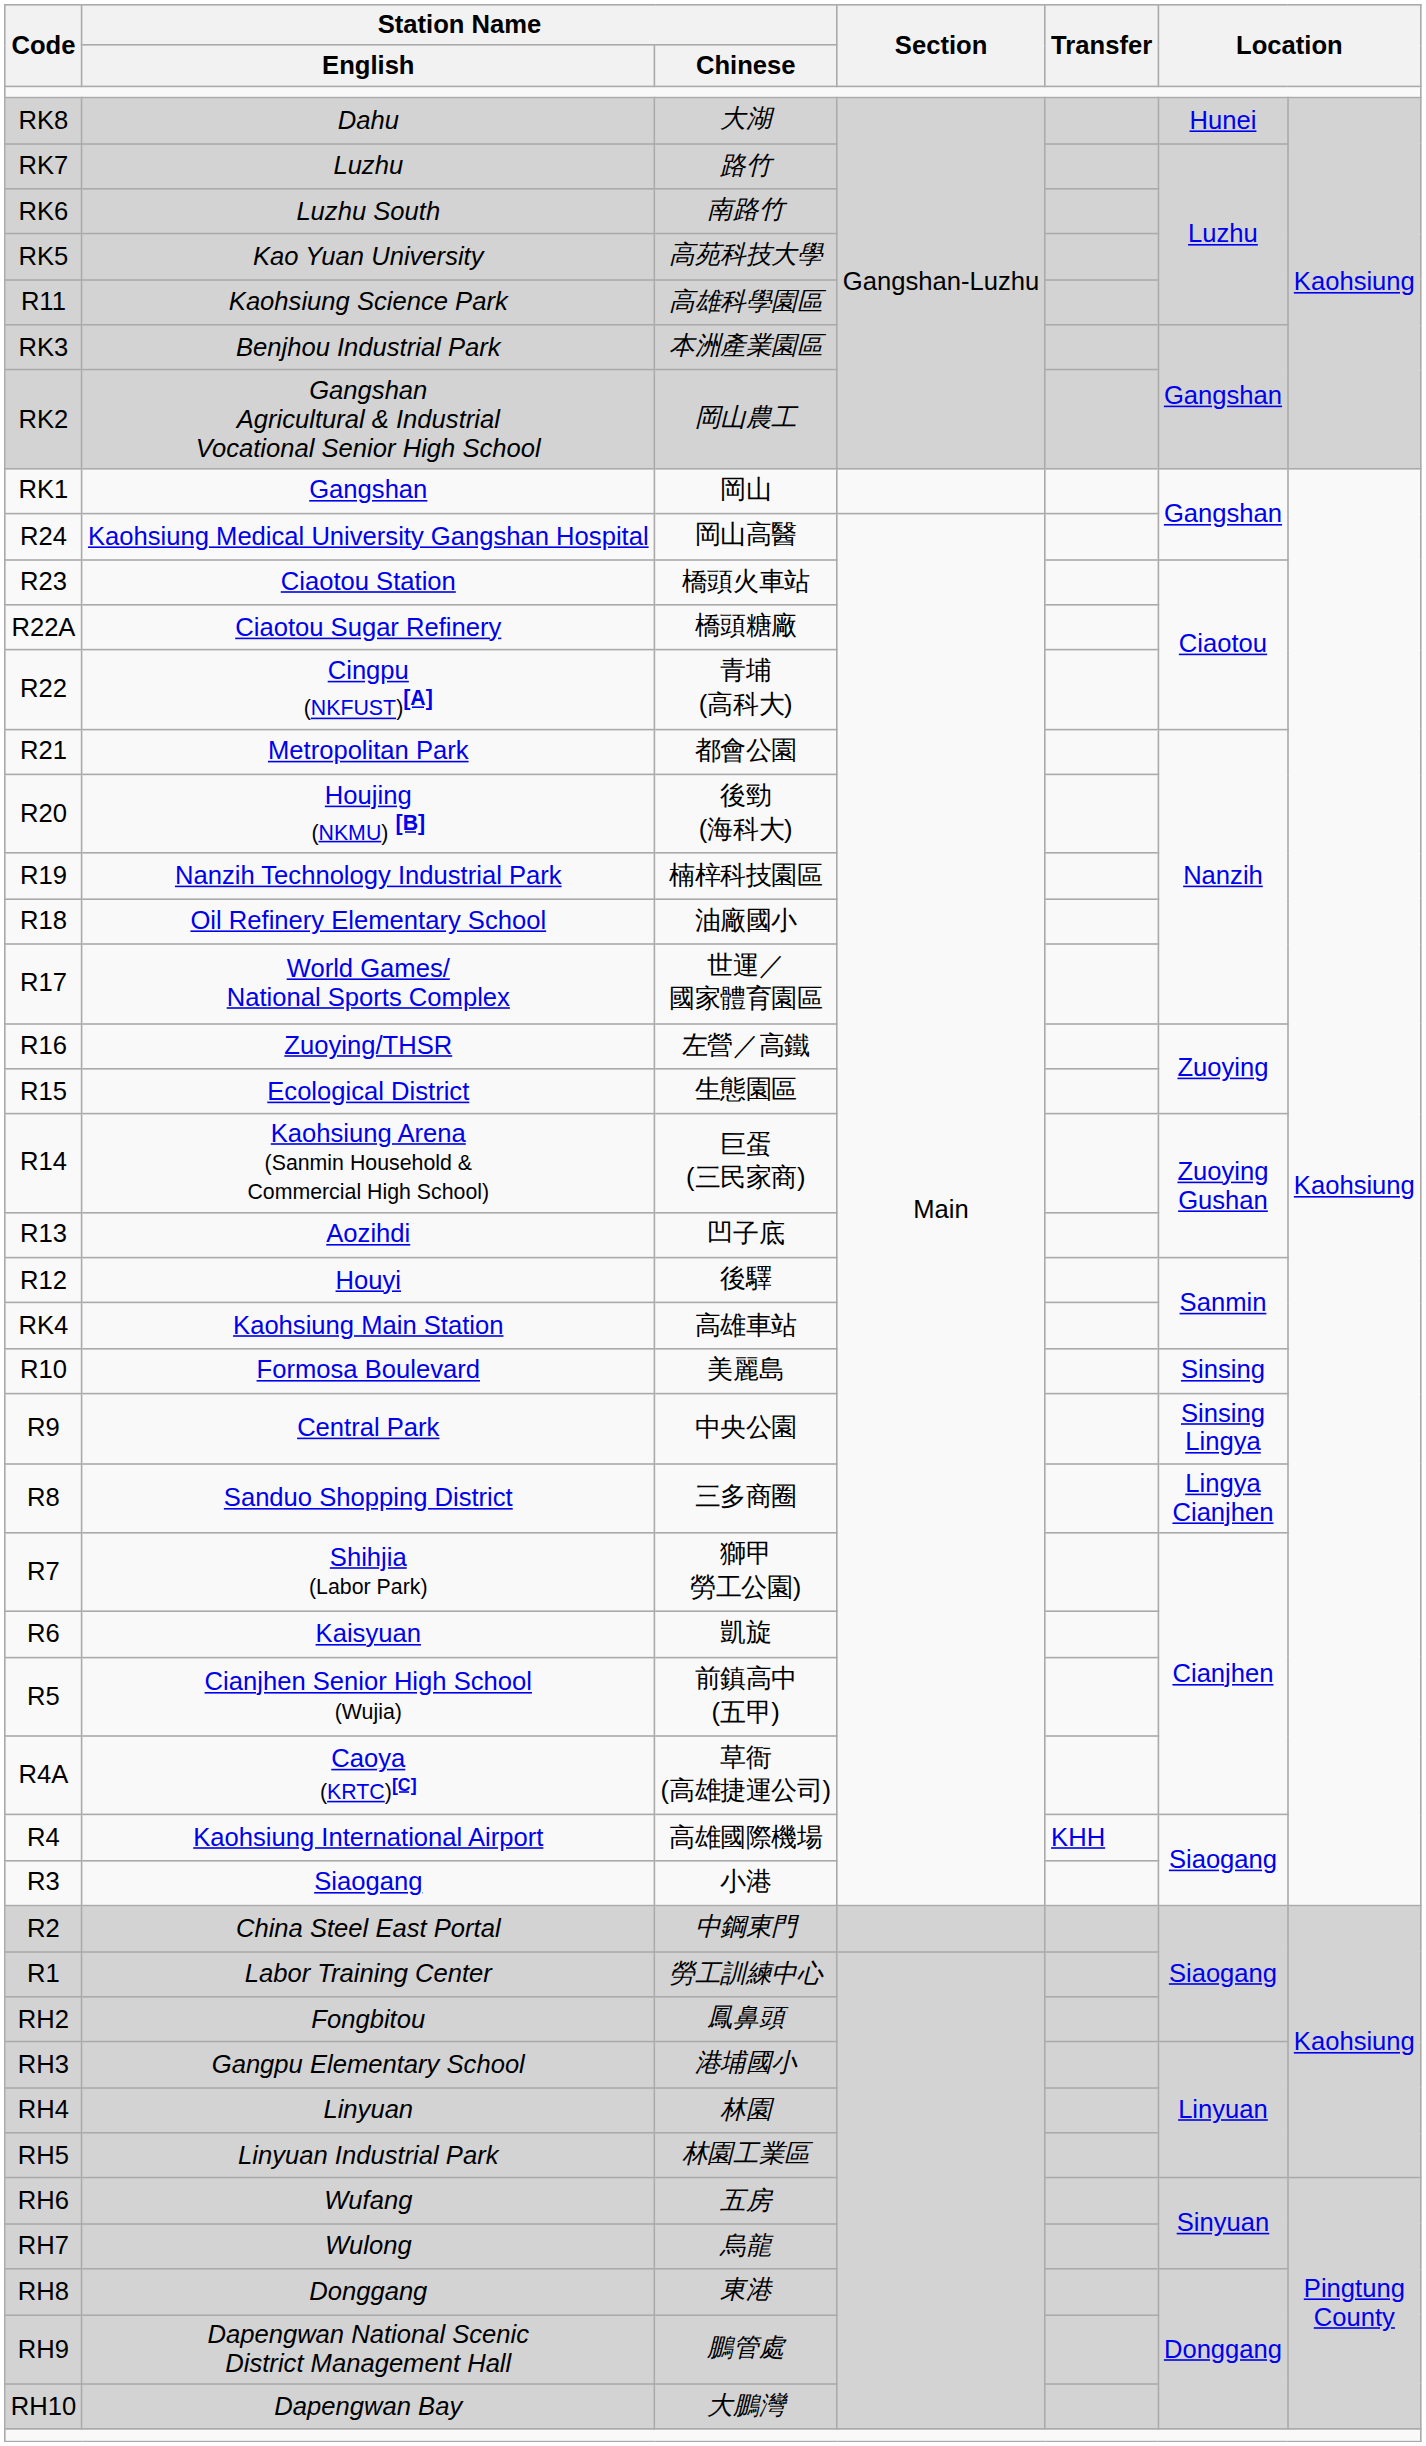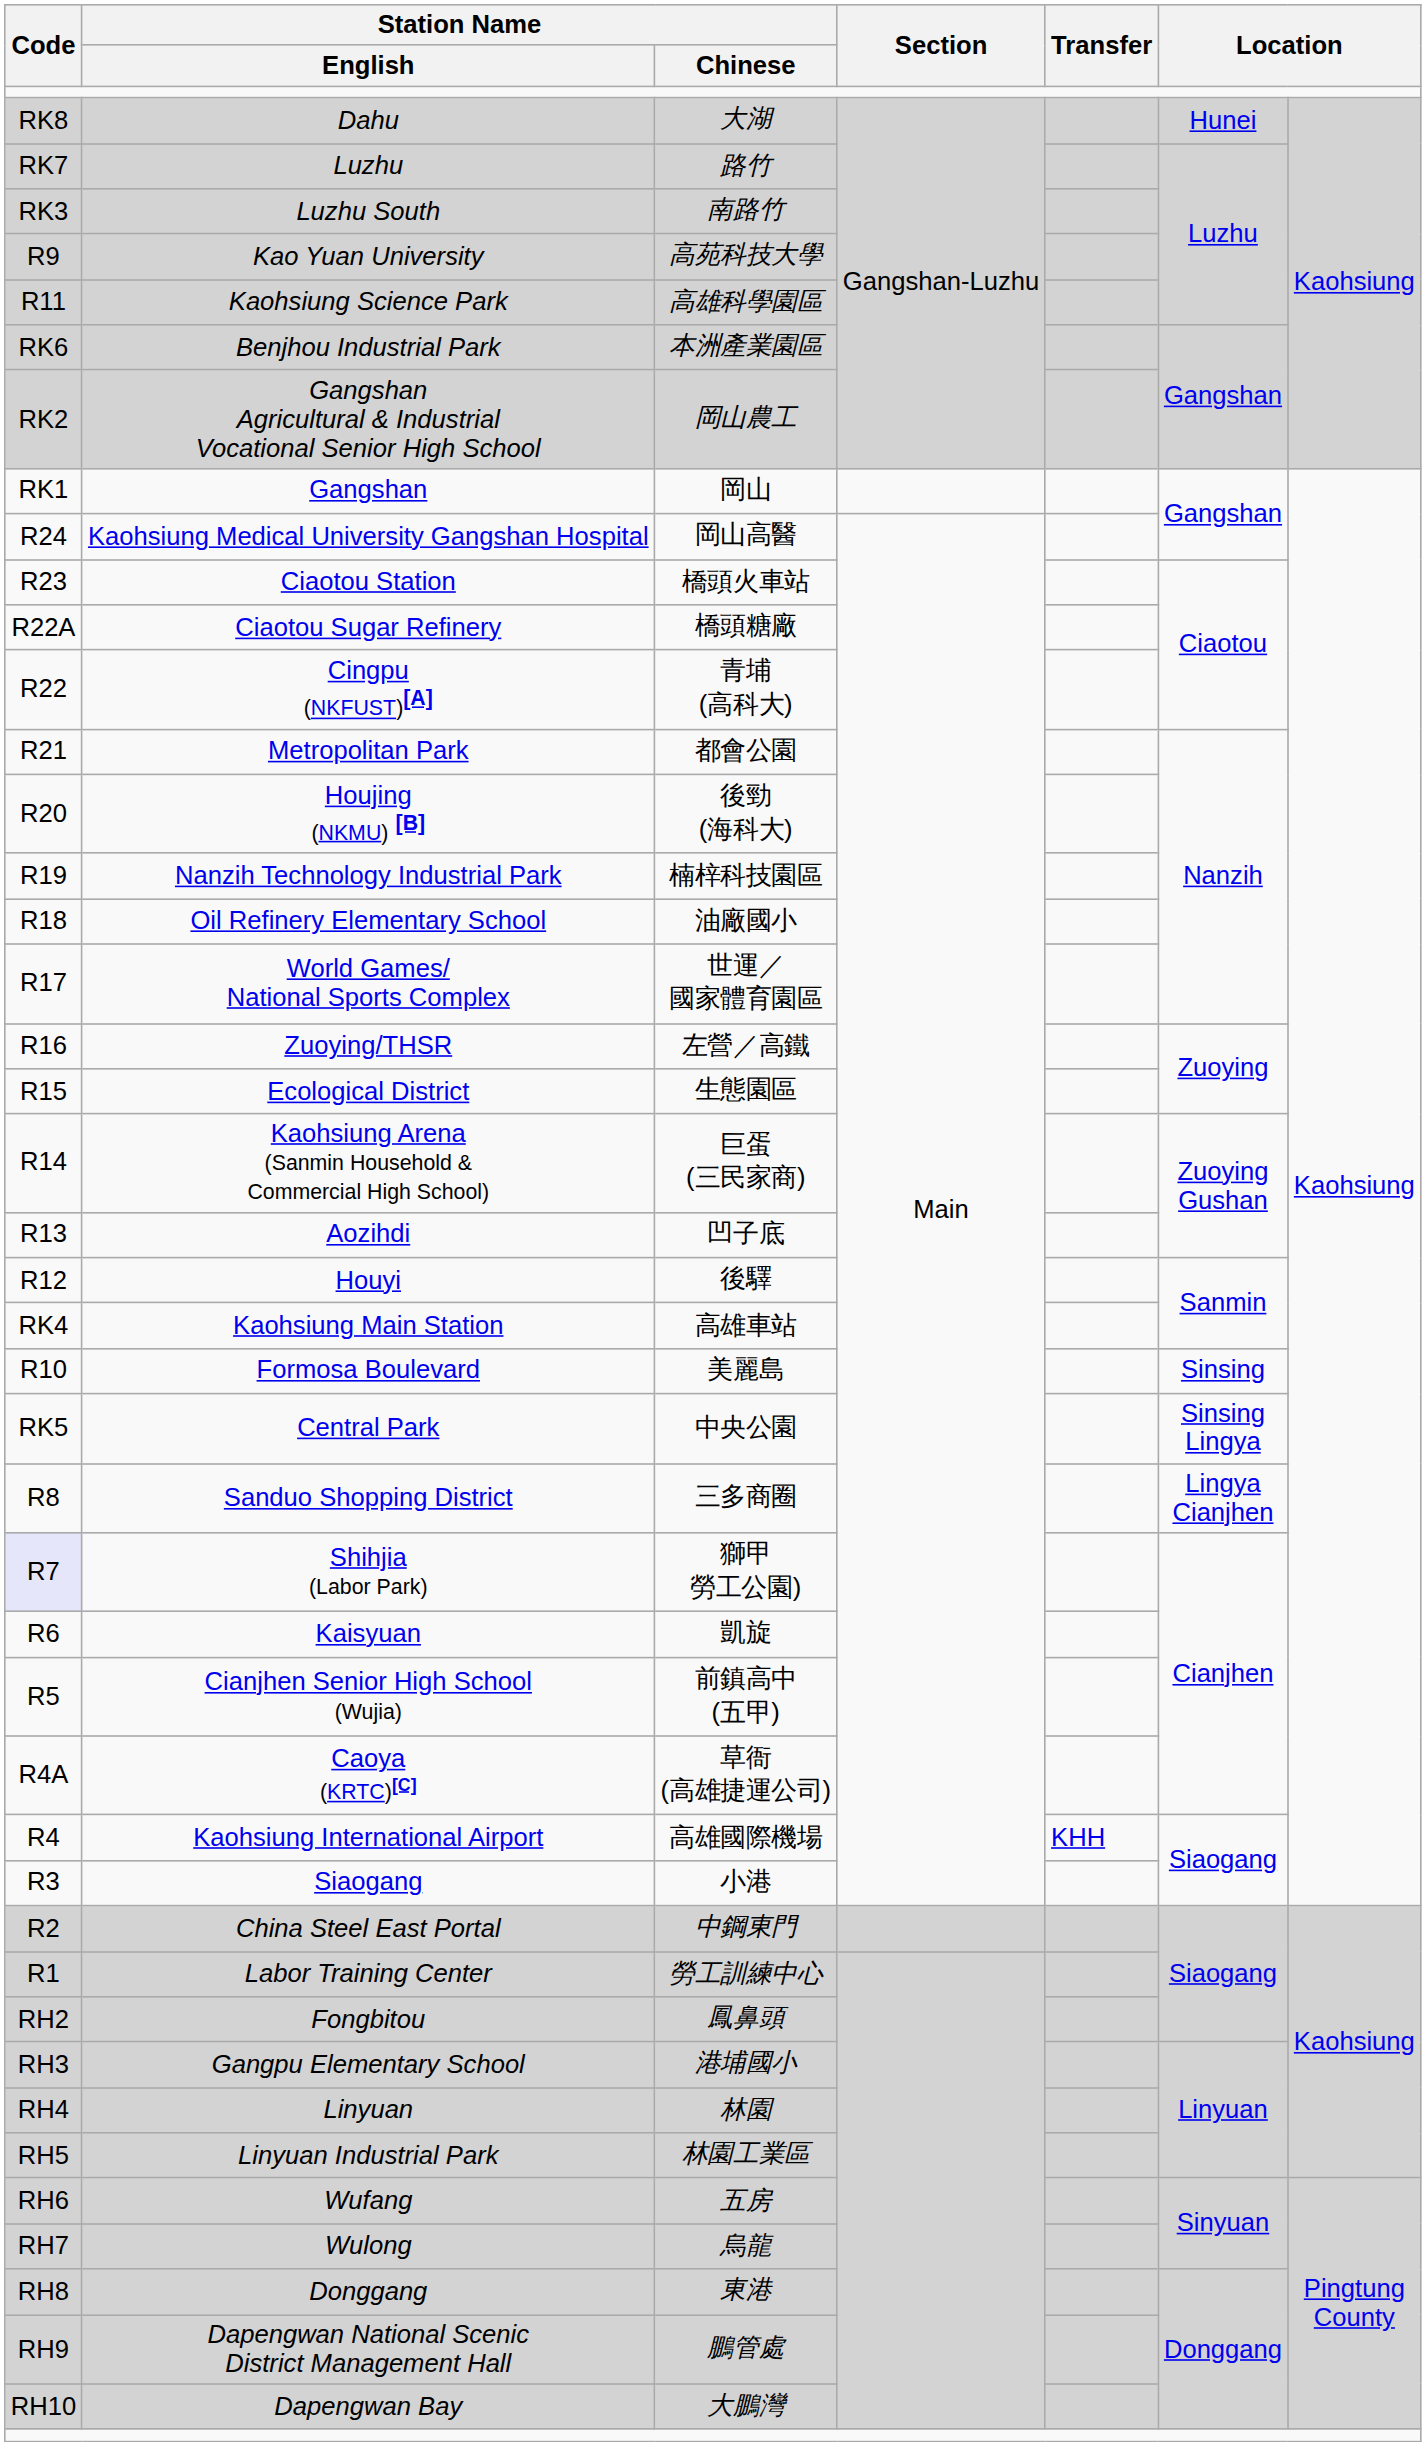(43, 211) RK6 -> (43, 211) RK3
(43, 256) RK5 -> (43, 256) R9
(43, 347) RK3 -> (43, 347) RK6
(43, 1428) R9 -> (43, 1428) RK5
(43, 1571) no background -> (43, 1571) lavender background
